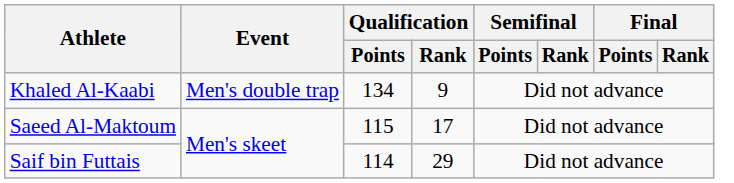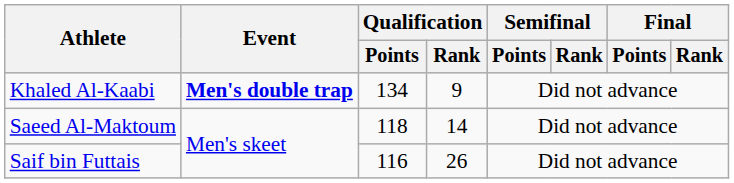(262, 90) normal -> (269, 90) bold
(378, 126) 115 -> (392, 126) 118
(443, 126) 17 -> (457, 126) 14
(378, 161) 114 -> (392, 161) 116
(443, 161) 29 -> (457, 161) 26
